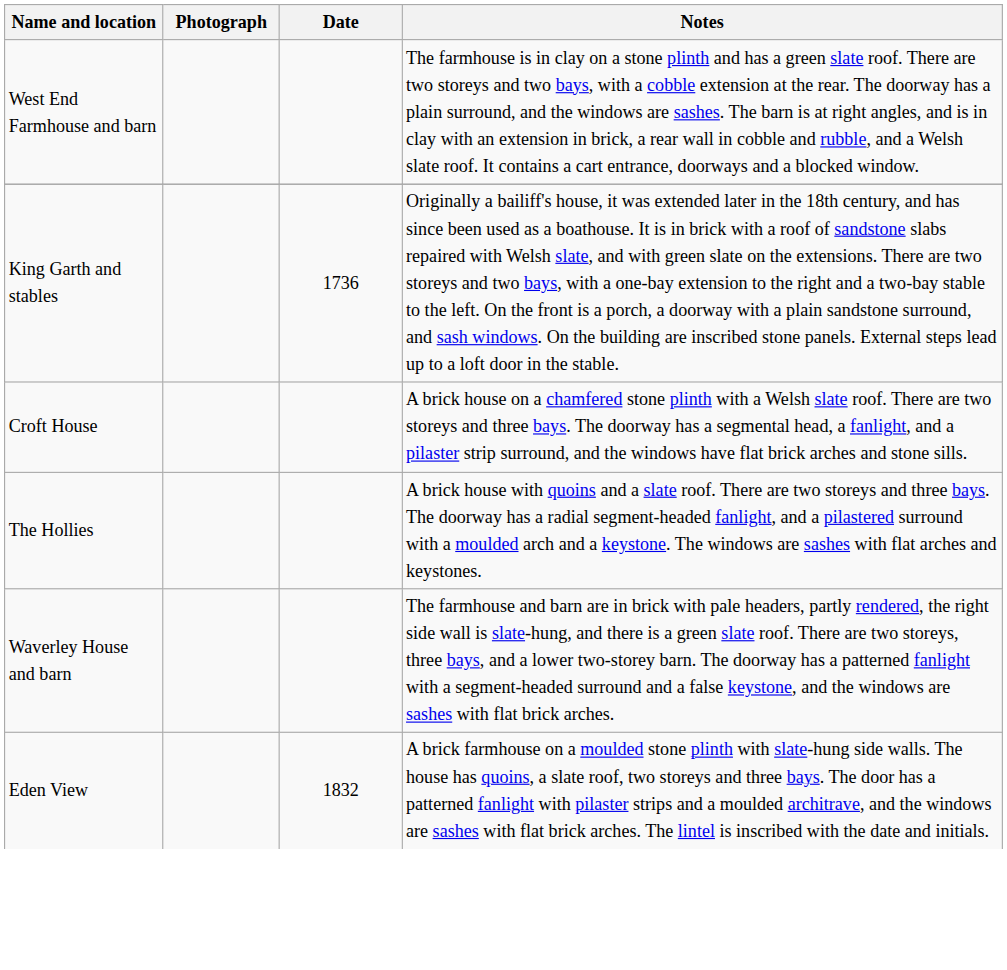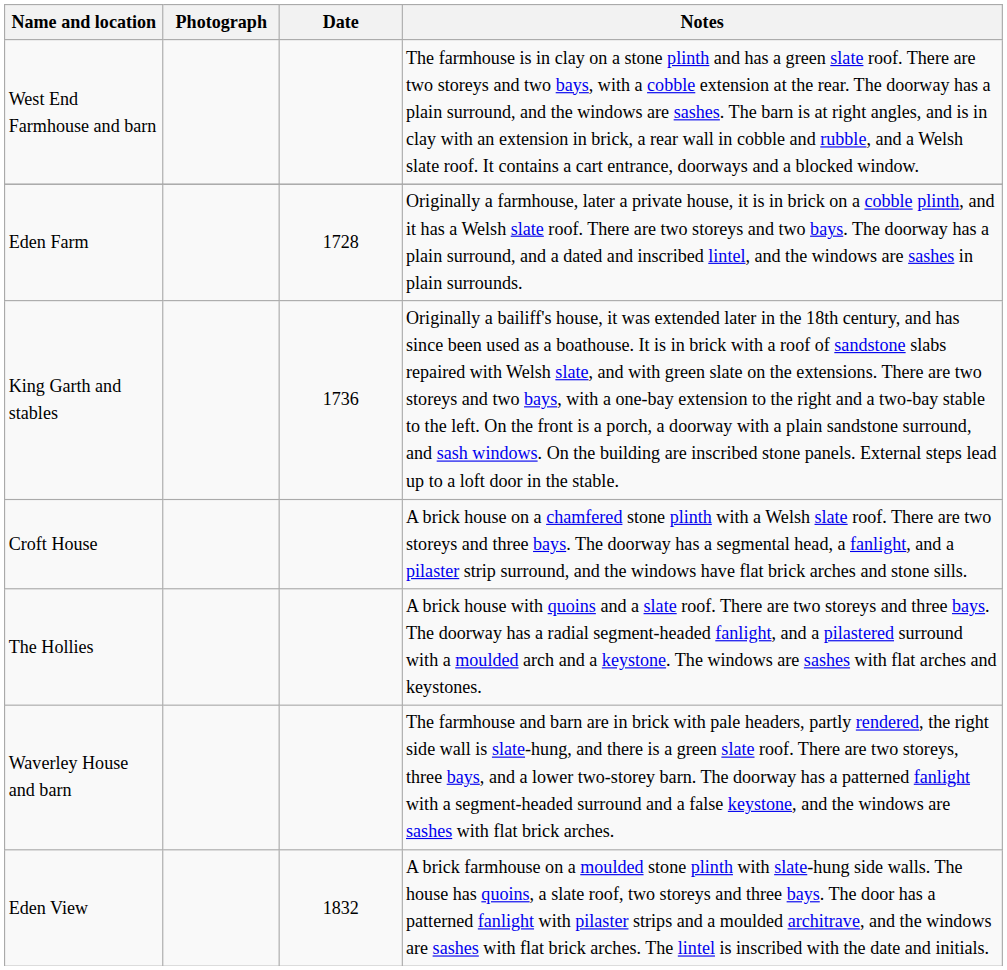+ row: (49, 242)
